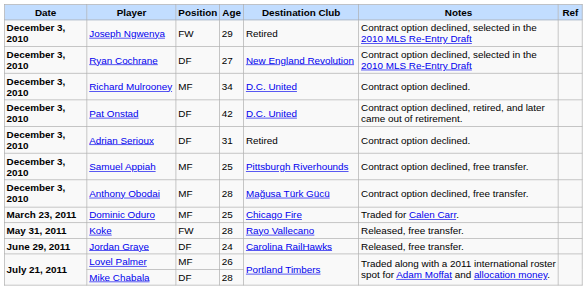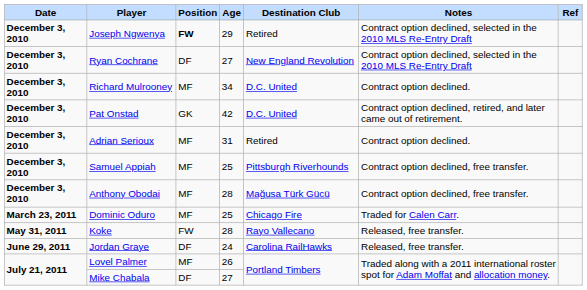(186, 33) normal -> (186, 33) bold
(185, 114) DF -> (185, 114) GK
(185, 140) DF -> (185, 140) MF
(227, 277) 28 -> (227, 277) 27
